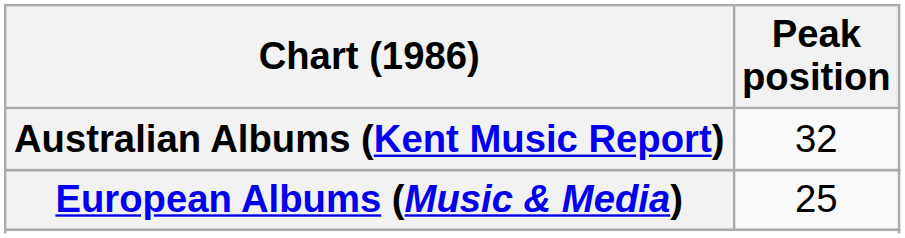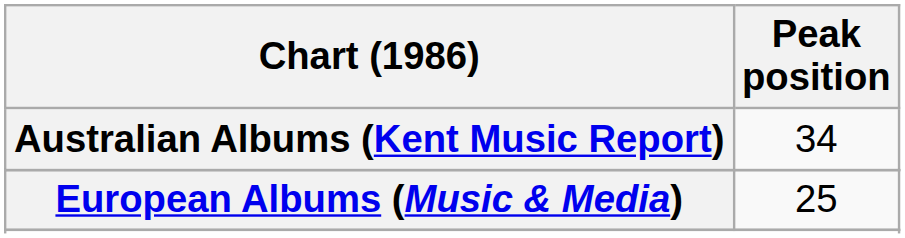(816, 138) 32 -> (816, 138) 34
